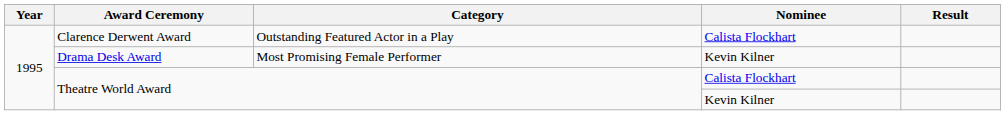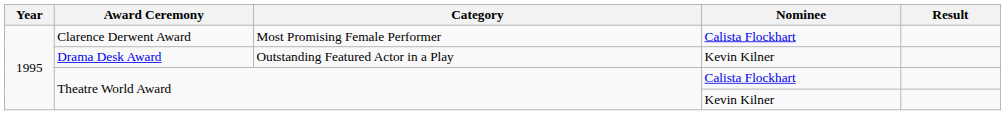(355, 36) Outstanding Featured Actor in a Play -> (349, 36) Most Promising Female Performer
(349, 57) Most Promising Female Performer -> (355, 57) Outstanding Featured Actor in a Play
